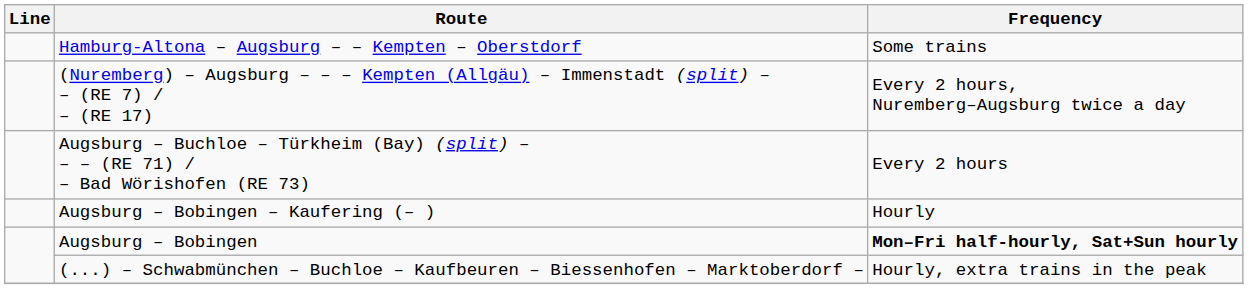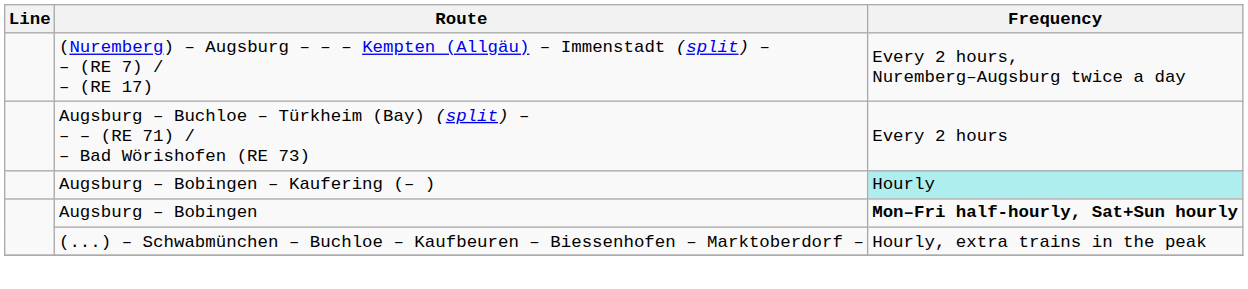- row: (320, 47)
(904, 213) no background -> (904, 184) paleturquoise background
